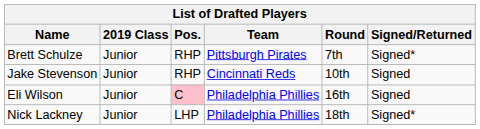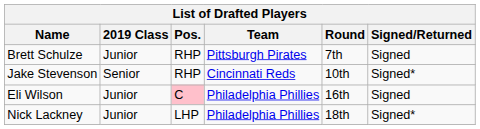(393, 54) Signed* -> (391, 54) Signed
(120, 74) Junior -> (121, 74) Senior
(391, 74) Signed -> (393, 74) Signed*
